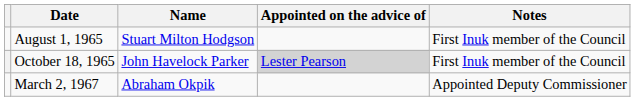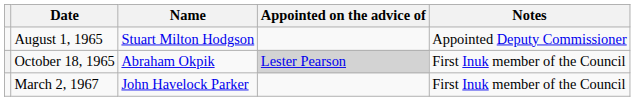(529, 38) First Inuk member of the Council -> (530, 38) Appointed Deputy Commissioner
(185, 61) John Havelock Parker -> (168, 61) Abraham Okpik
(168, 84) Abraham Okpik -> (185, 84) John Havelock Parker
(530, 84) Appointed Deputy Commissioner -> (529, 84) First Inuk member of the Council
